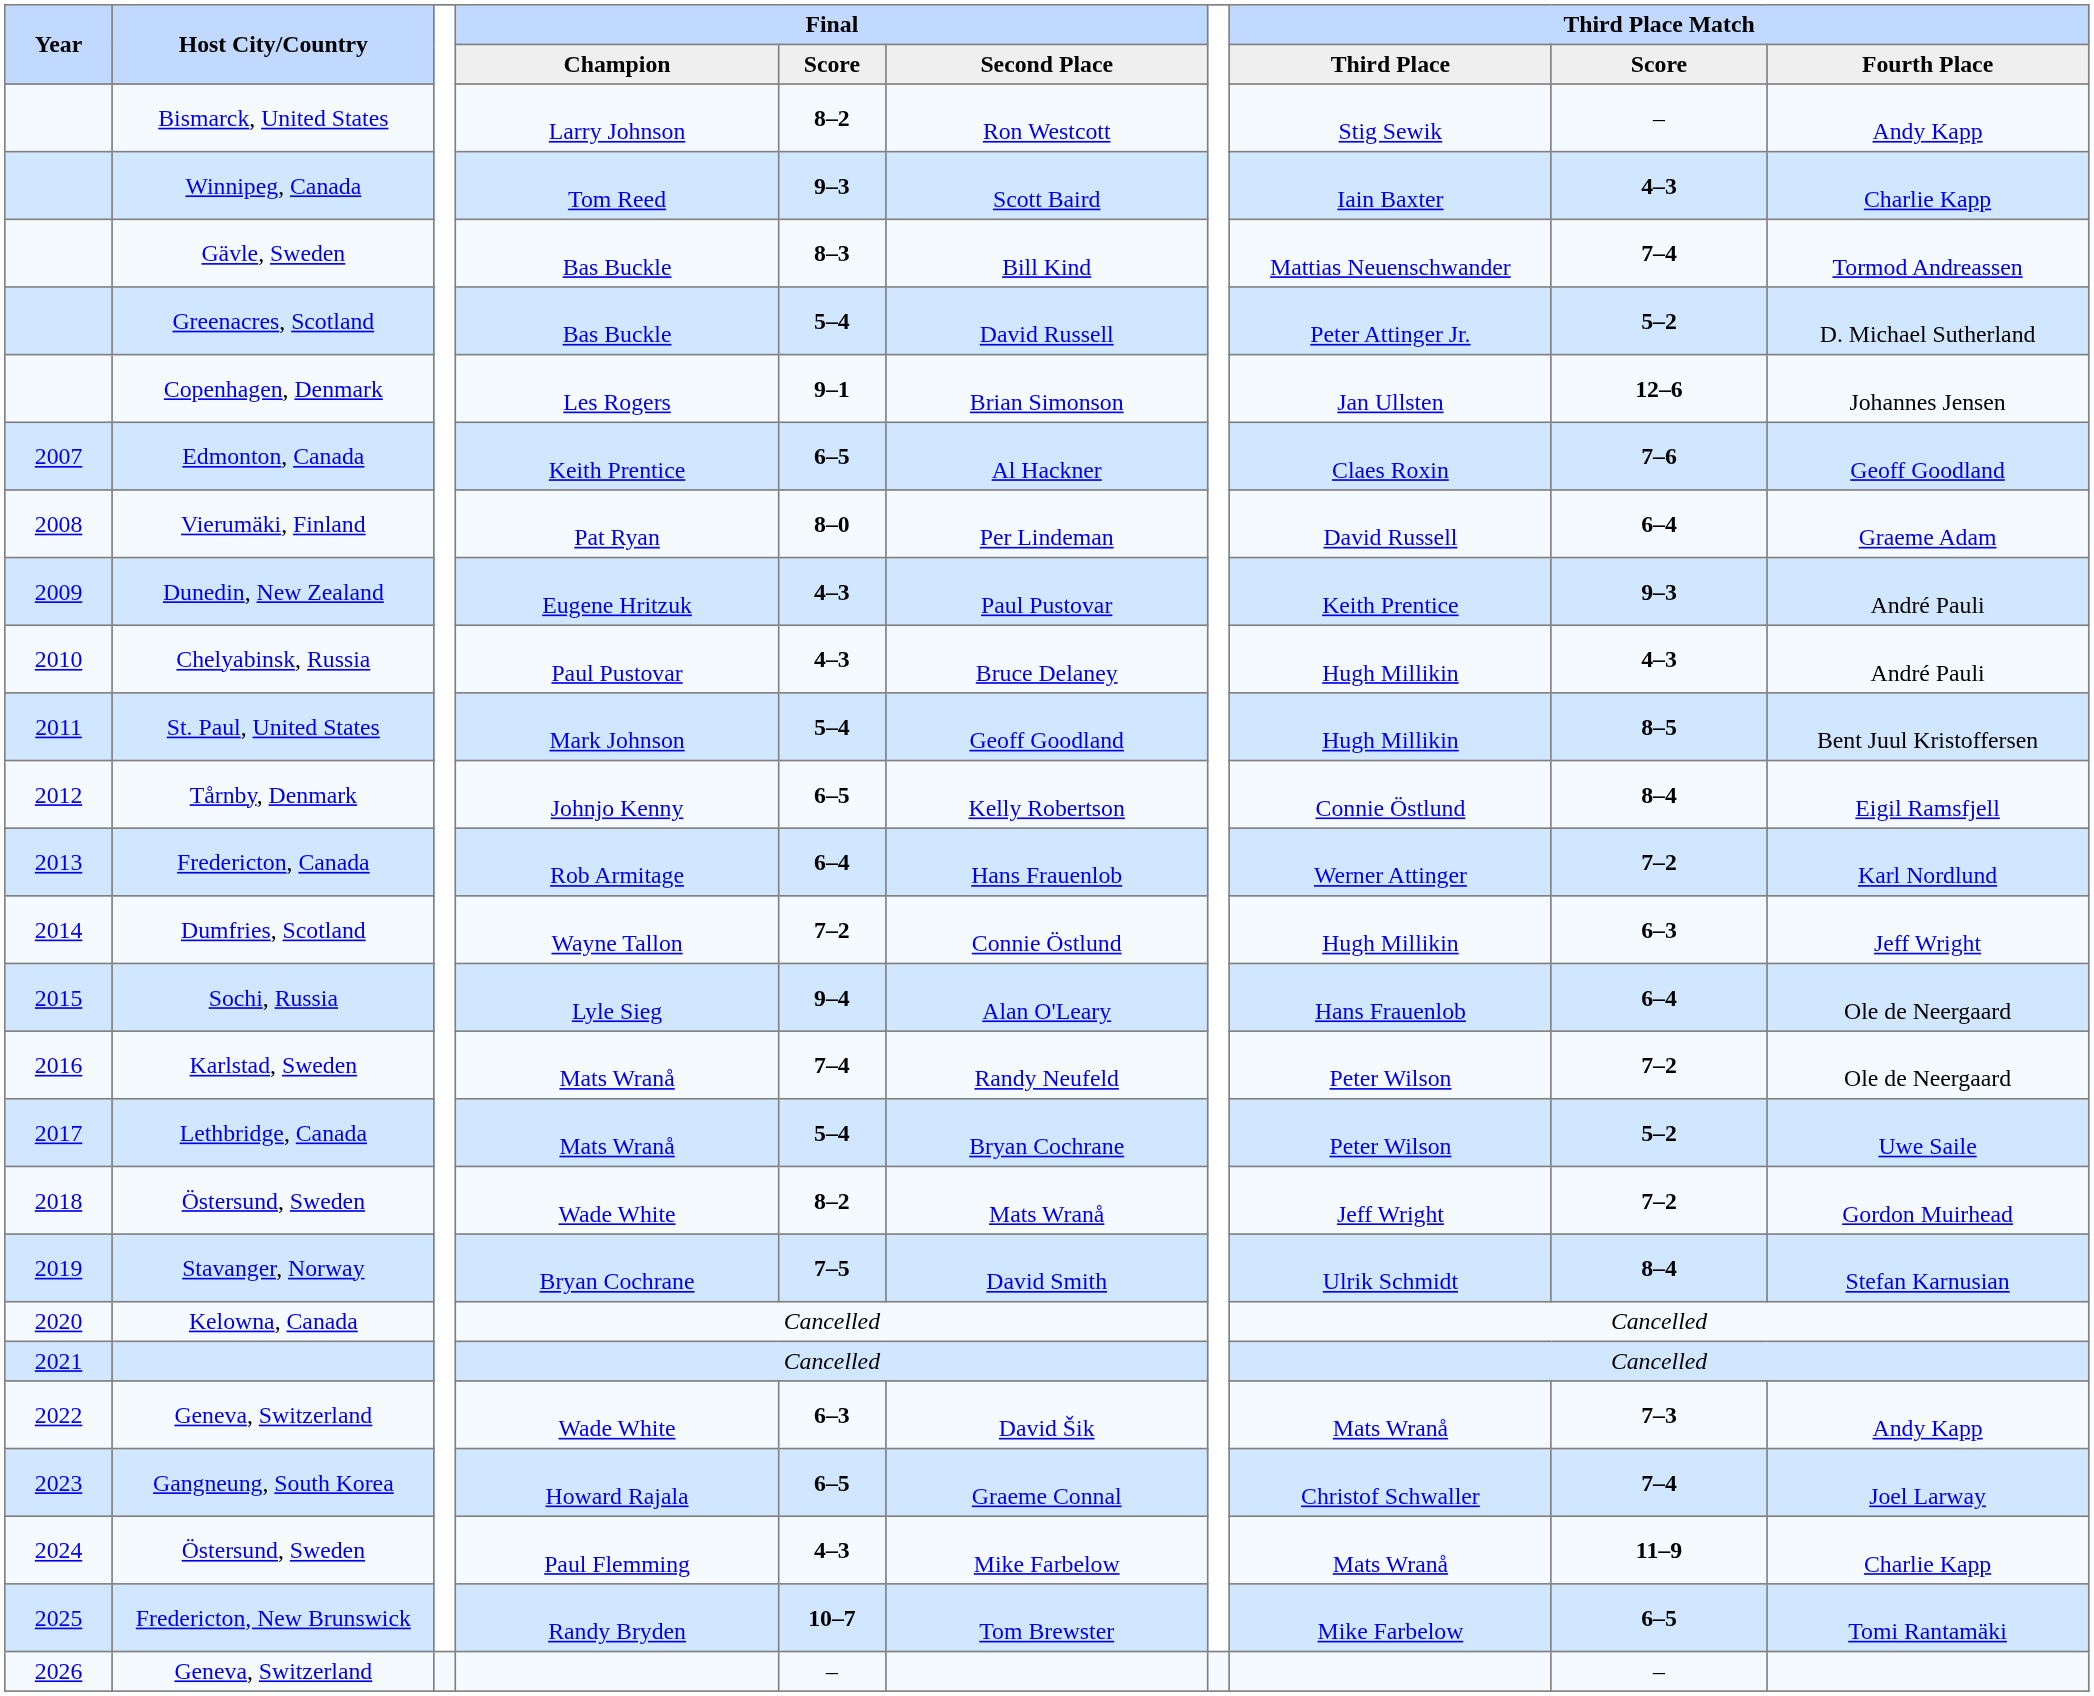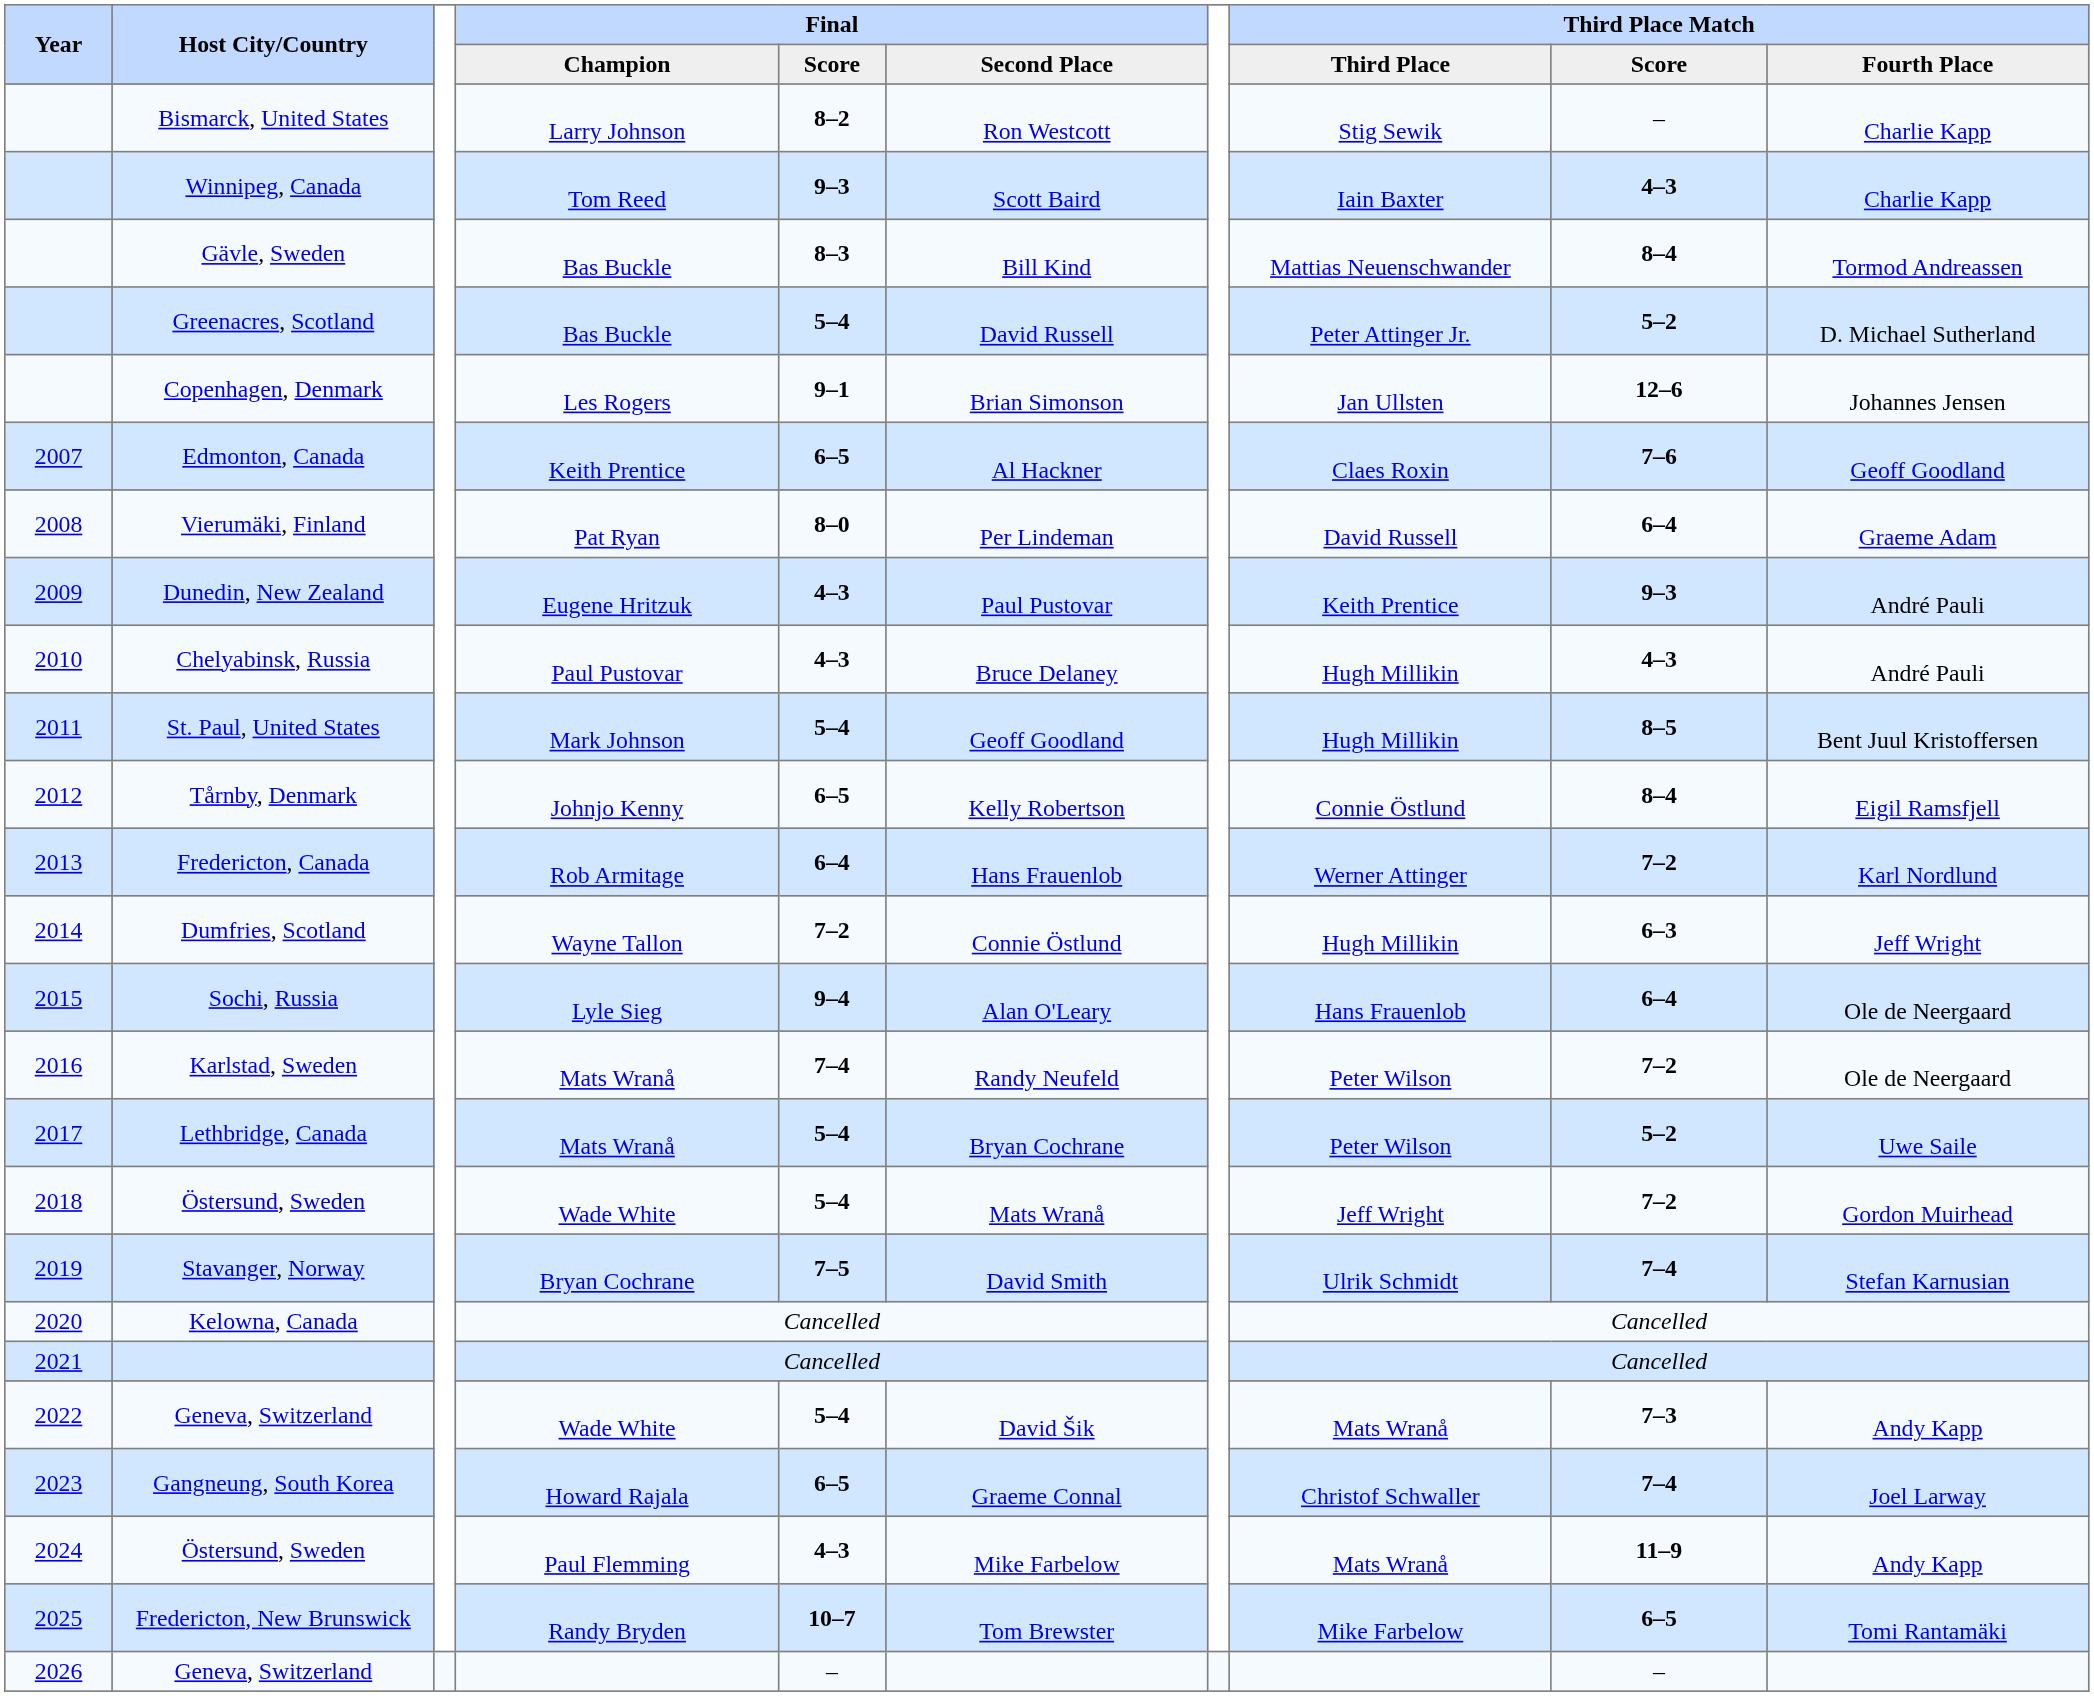(1928, 131) Andy Kapp -> (1928, 131) Charlie Kapp
(1659, 252) 7–4 -> (1659, 252) 8–4
(832, 1199) 8–2 -> (832, 1199) 5–4
(1659, 1267) 8–4 -> (1659, 1267) 7–4
(832, 1414) 6–3 -> (832, 1414) 5–4
(1928, 1563) Charlie Kapp -> (1928, 1563) Andy Kapp
